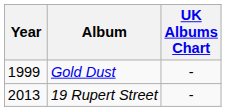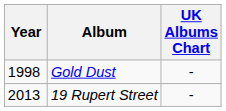(24, 71) 1999 -> (24, 71) 1998
